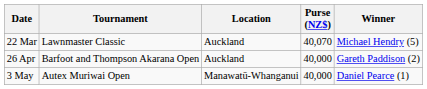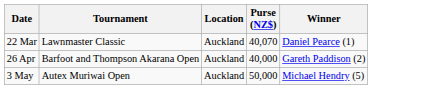(378, 42) Michael Hendry (5) -> (318, 42) Daniel Pearce (1)
(251, 76) Manawatū-Whanganui -> (224, 76) Auckland
(318, 76) 40,000 -> (263, 76) 50,000
(373, 76) Daniel Pearce (1) -> (323, 76) Michael Hendry (5)
